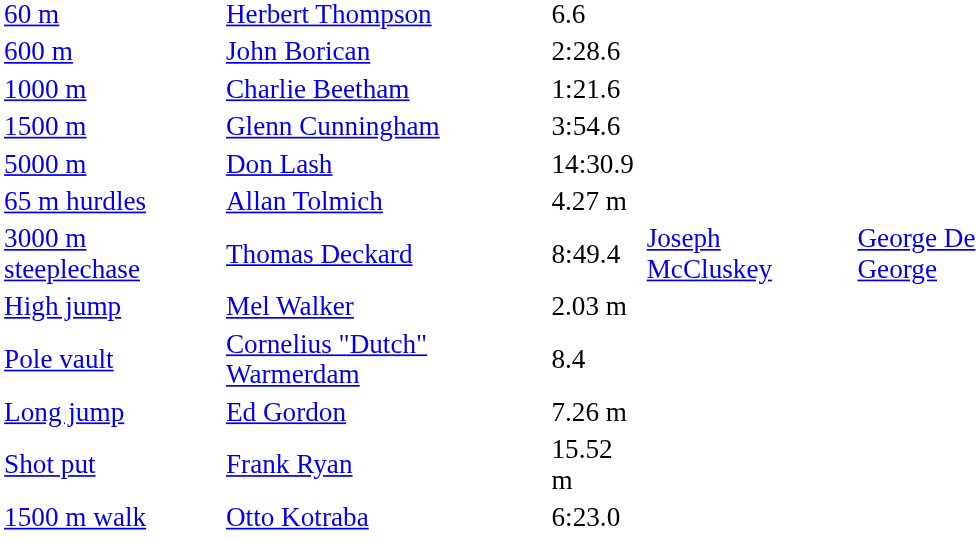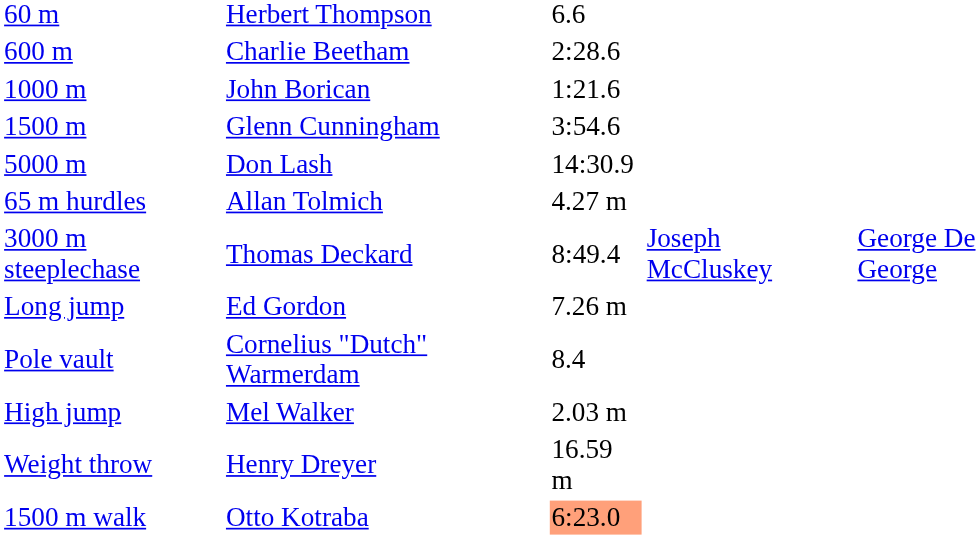(298, 51) John Borican -> (318, 51) Charlie Beetham
(318, 88) Charlie Beetham -> (298, 88) John Borican
rows swapped: (63, 306) <-> (64, 411)
- row: (50, 464)
+ row: (78, 464)
(586, 517) no background -> (586, 517) lightsalmon background
